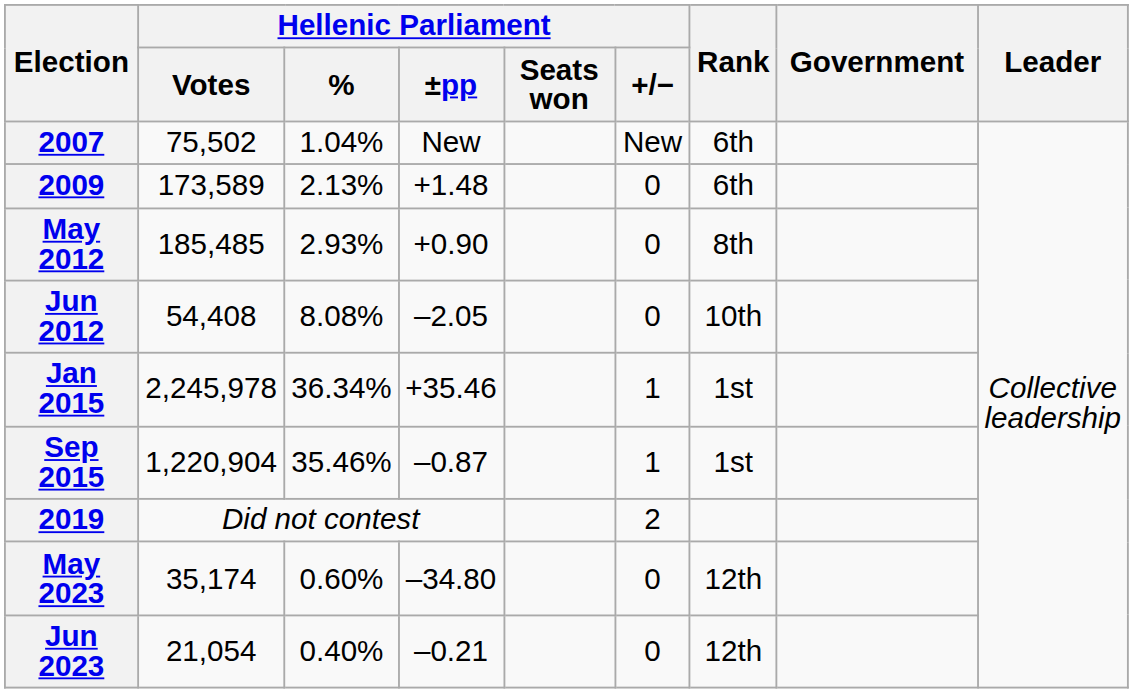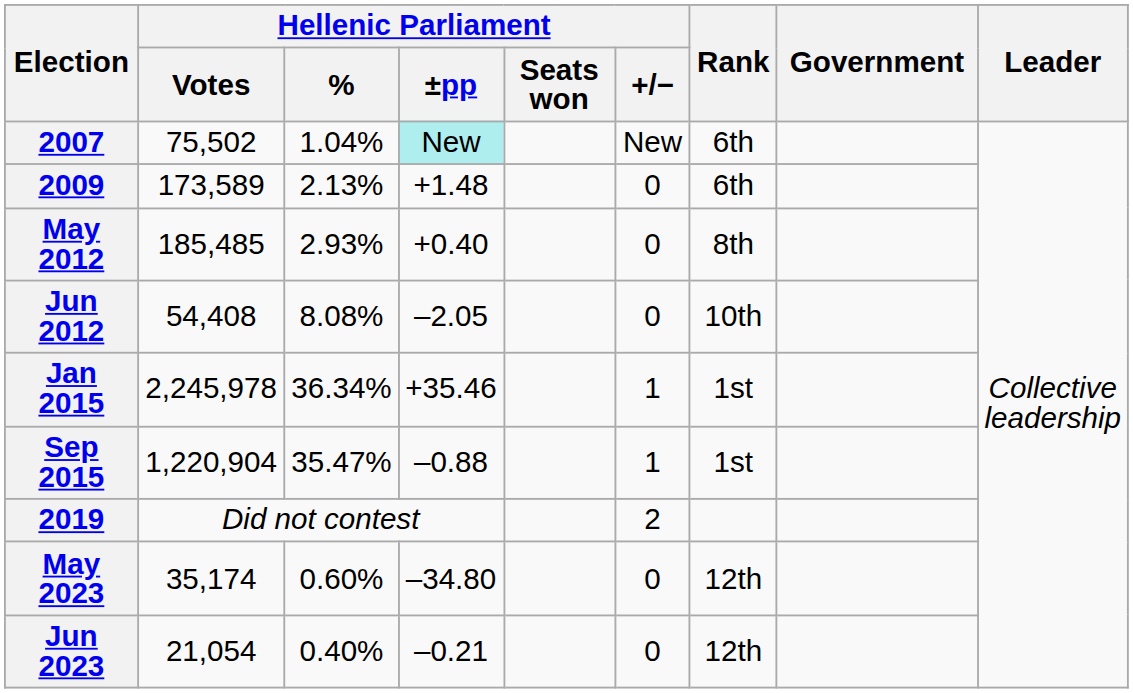(451, 142) no background -> (451, 142) paleturquoise background
(451, 243) +0.90 -> (451, 243) +0.40
(341, 462) 35.46% -> (341, 462) 35.47%
(451, 462) –0.87 -> (451, 462) –0.88
